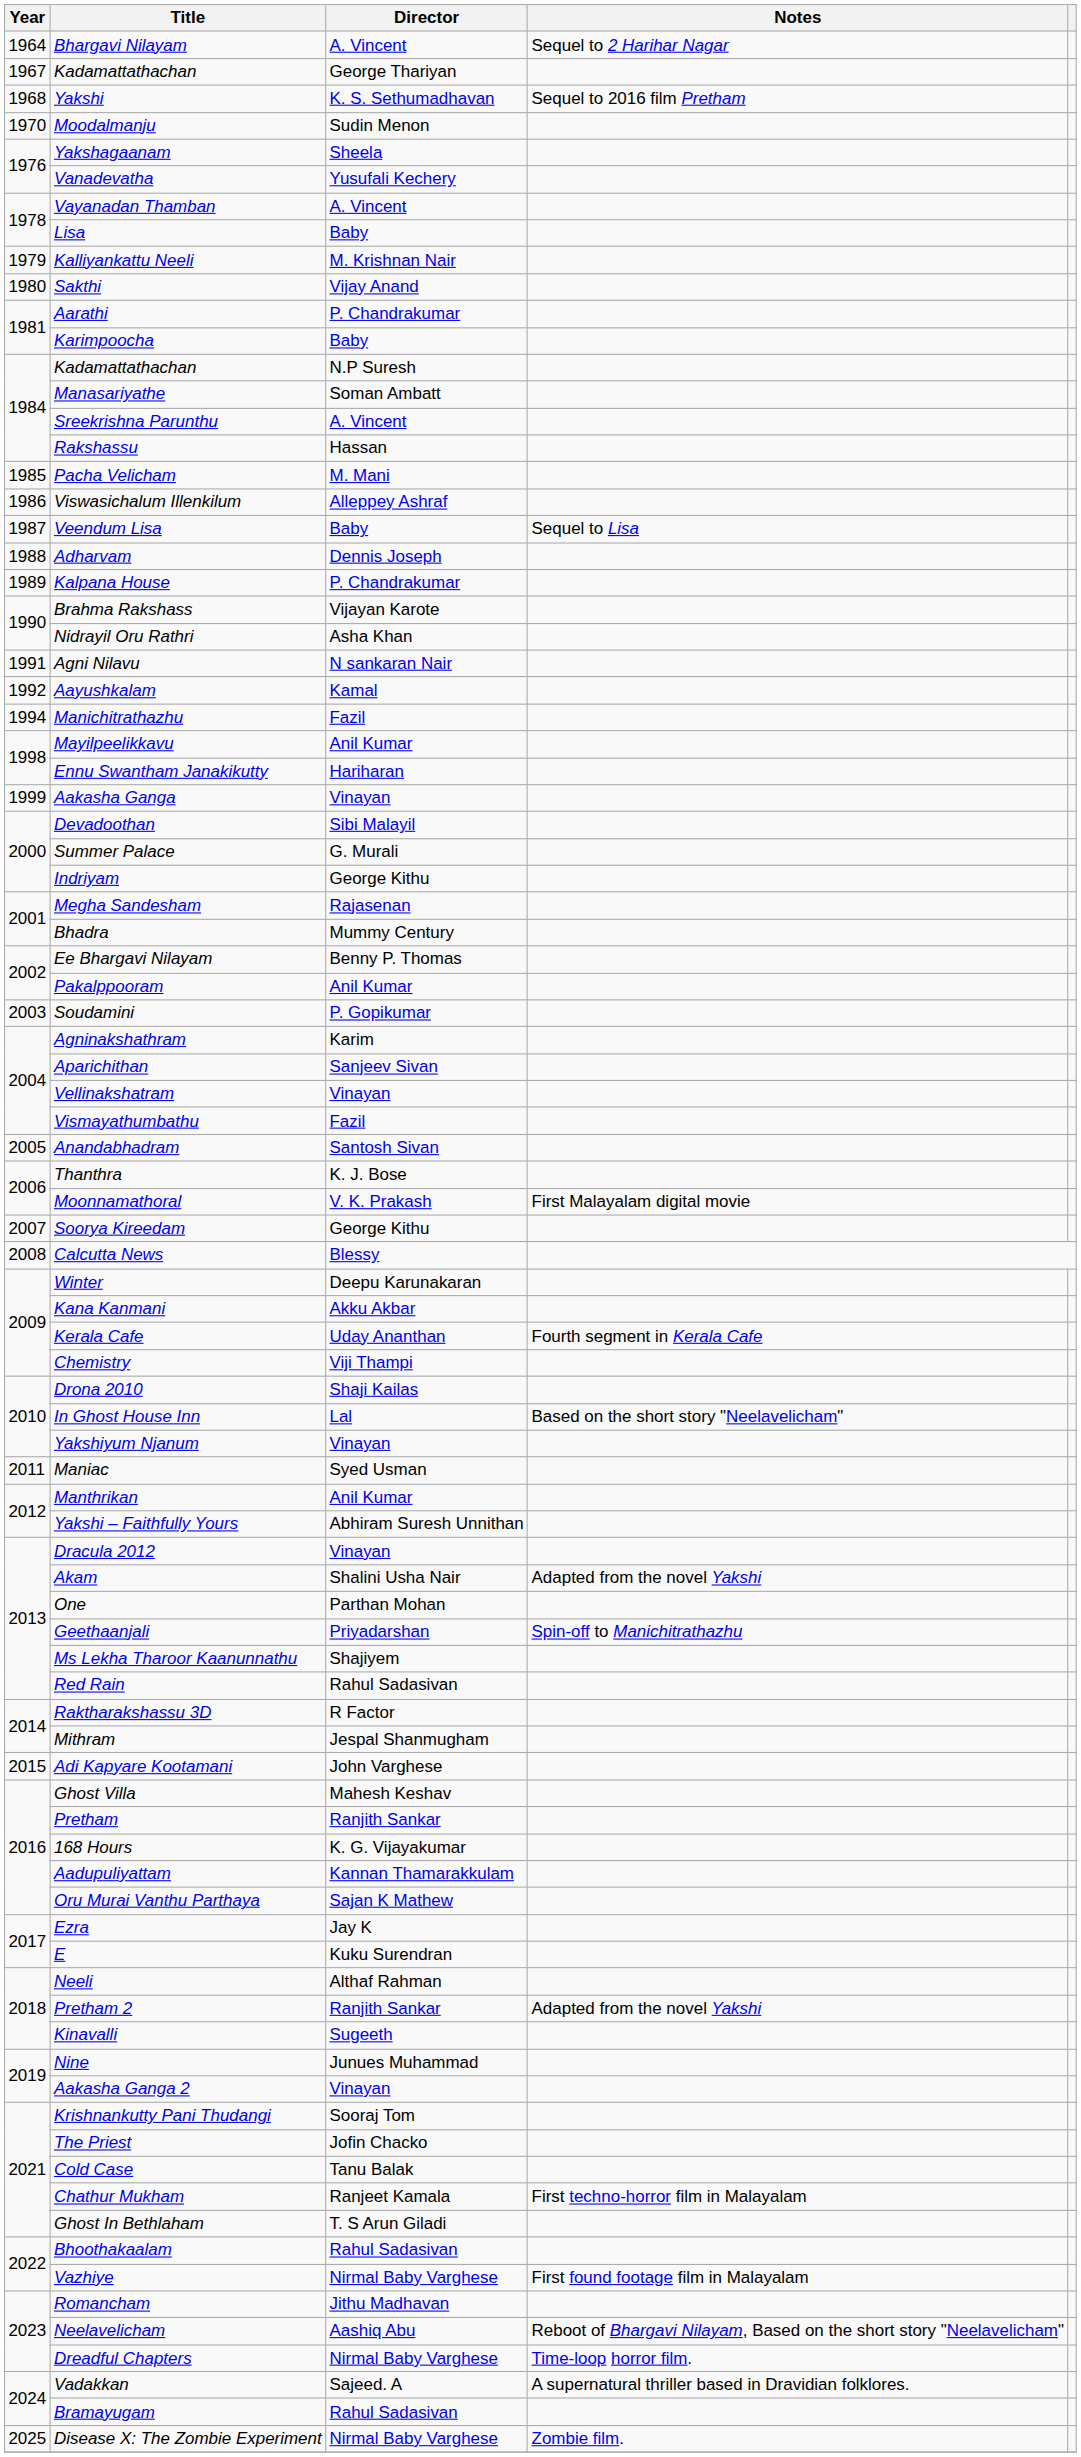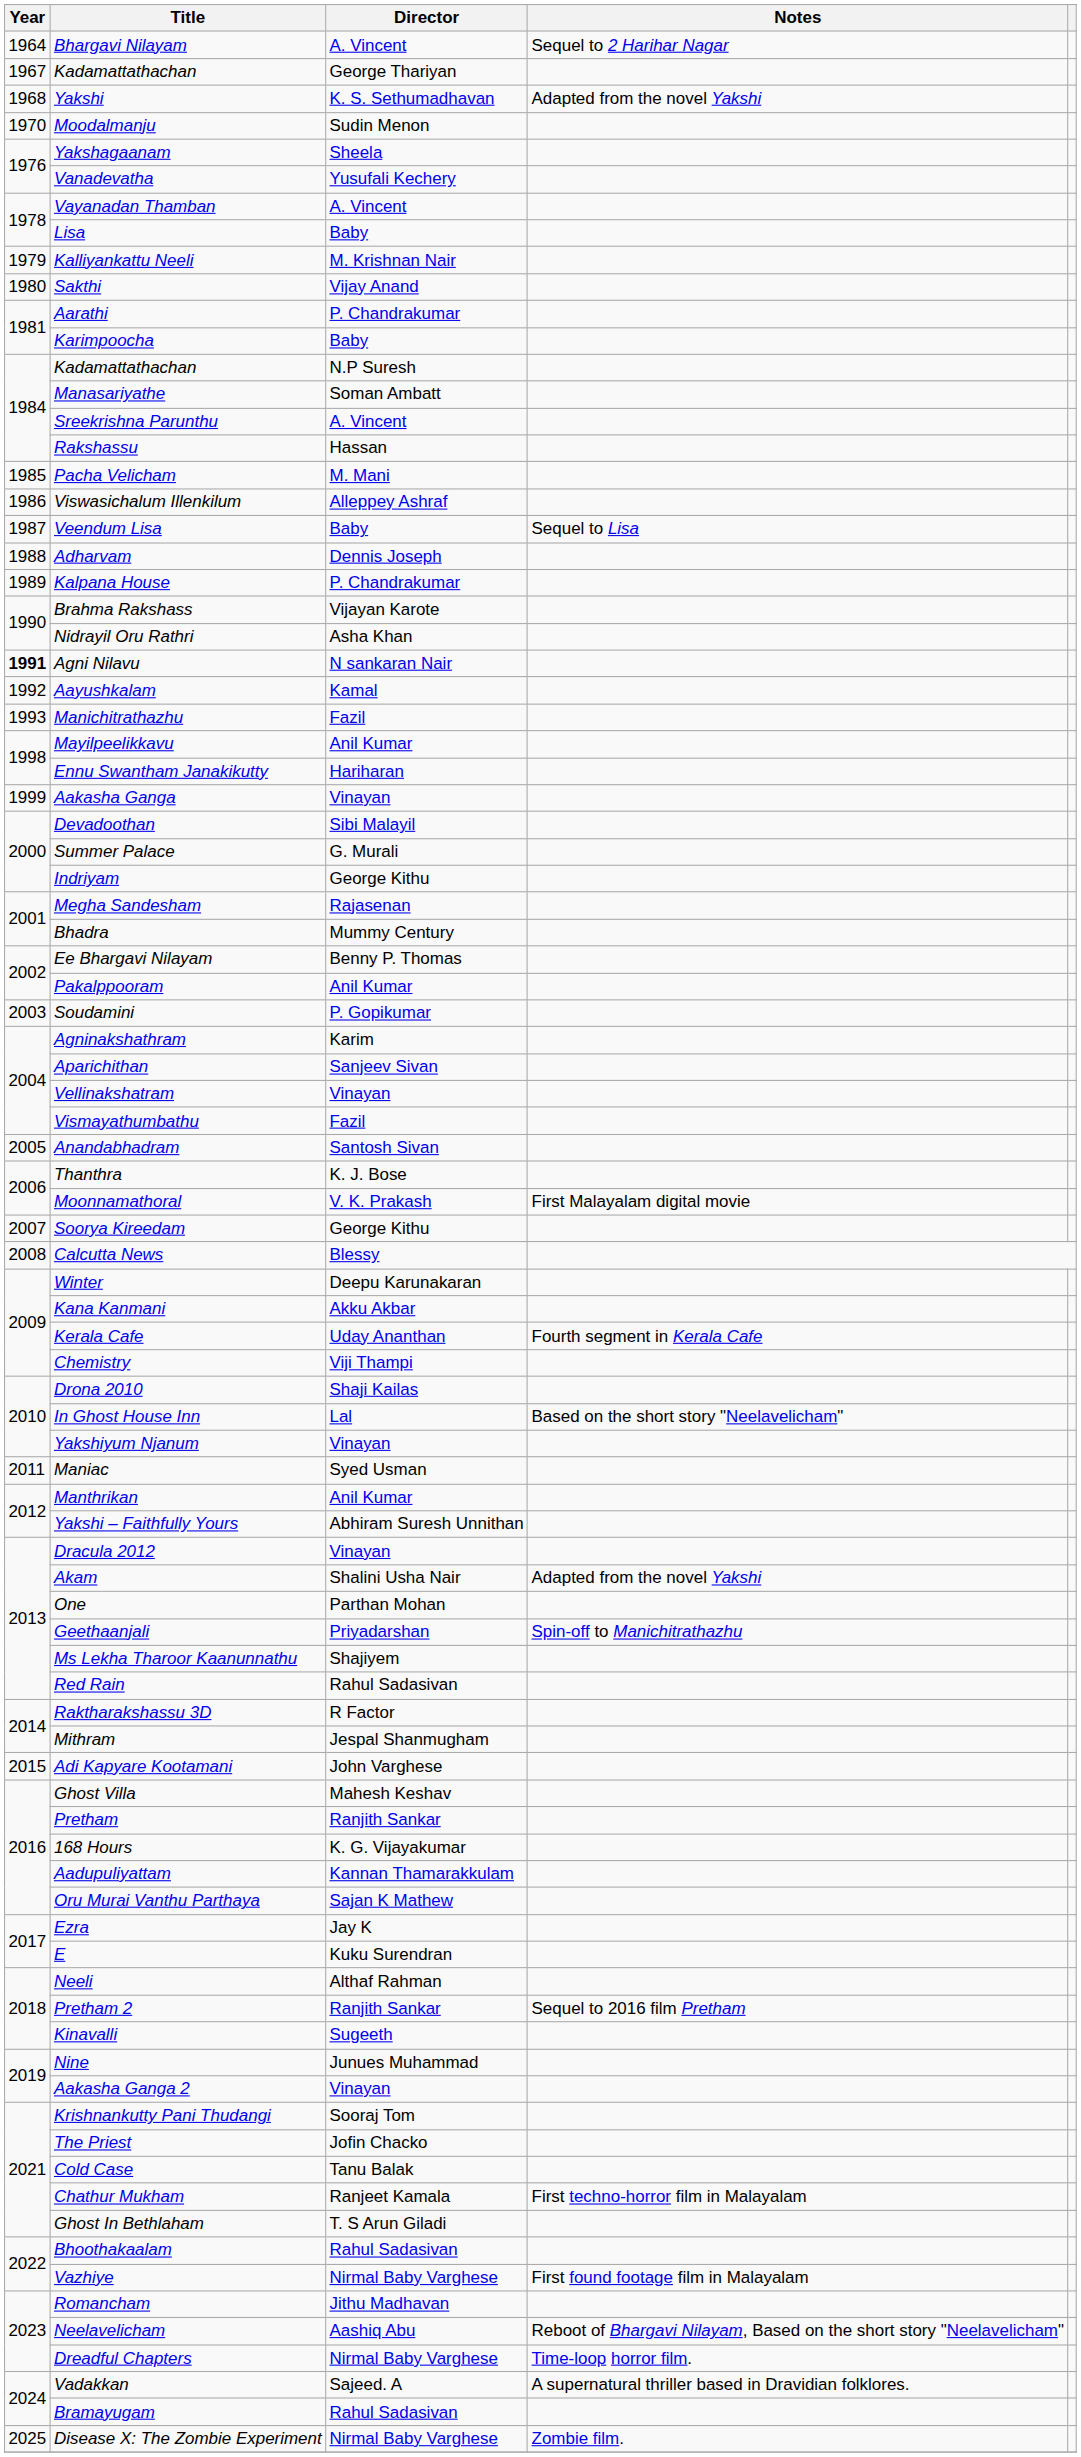(639, 98) Sequel to 2016 film Pretham -> (646, 98) Adapted from the novel Yakshi
(27, 663) normal -> (27, 663) bold
(27, 717) 1994 -> (27, 717) 1993
(646, 2008) Adapted from the novel Yakshi -> (639, 2008) Sequel to 2016 film Pretham
